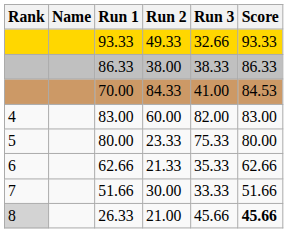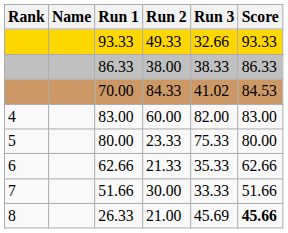(212, 91) 41.00 -> (212, 91) 41.02
(12, 215) lightgrey background -> (12, 215) no background
(212, 215) 45.66 -> (212, 215) 45.69
